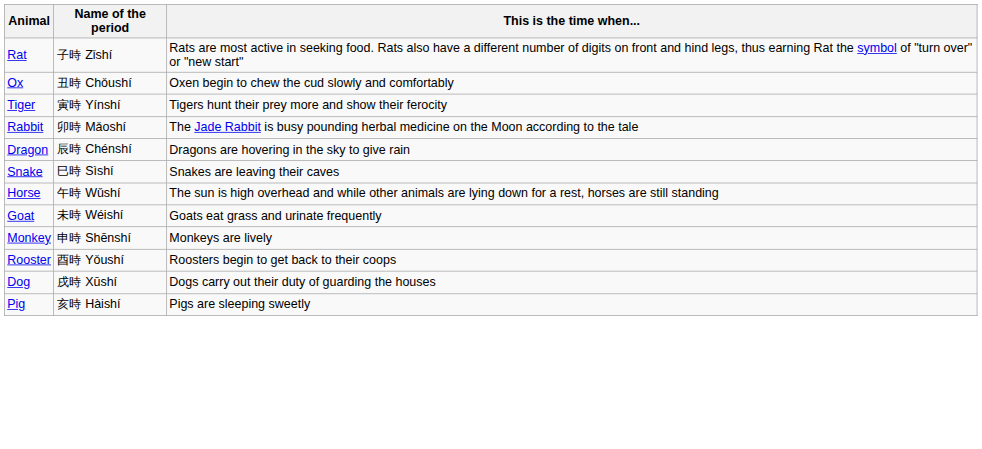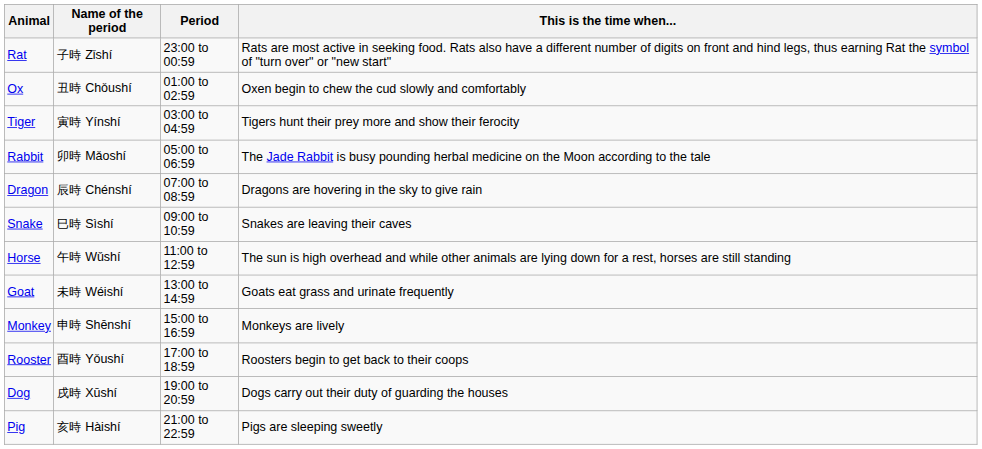+ column: (200, 21)
